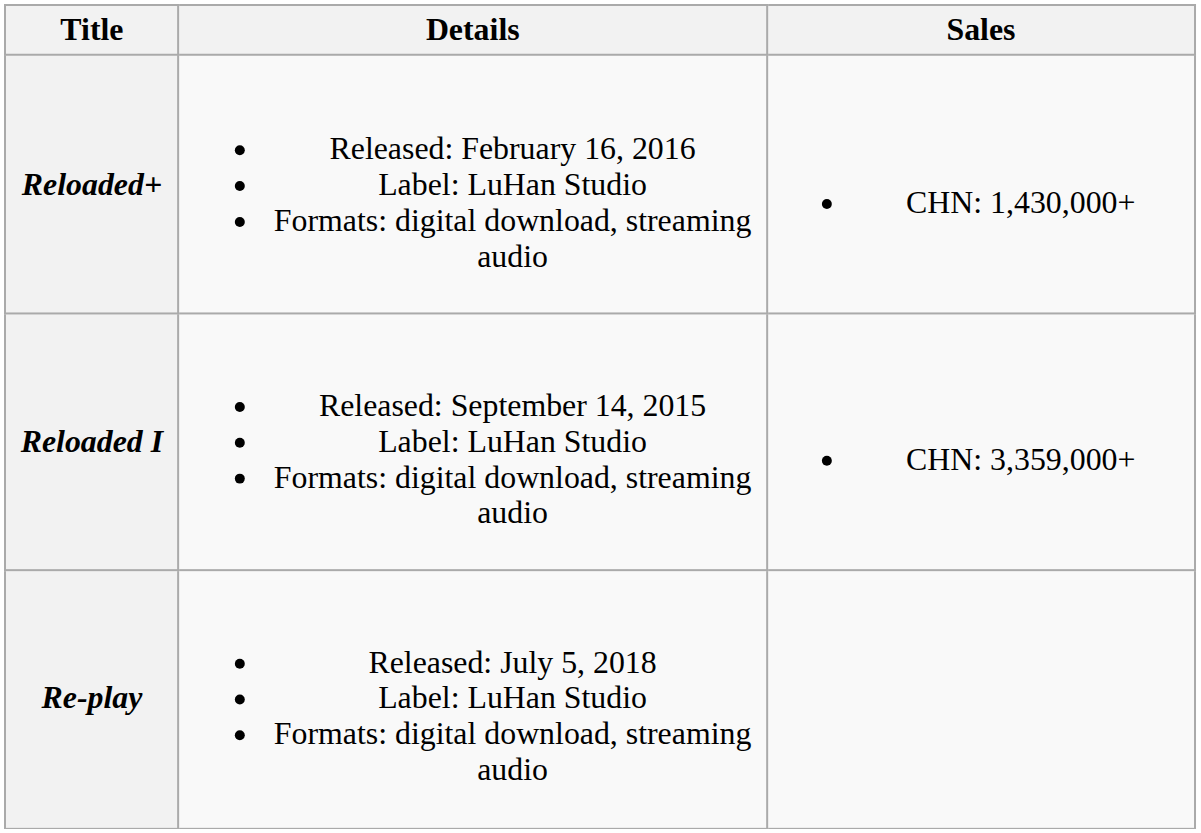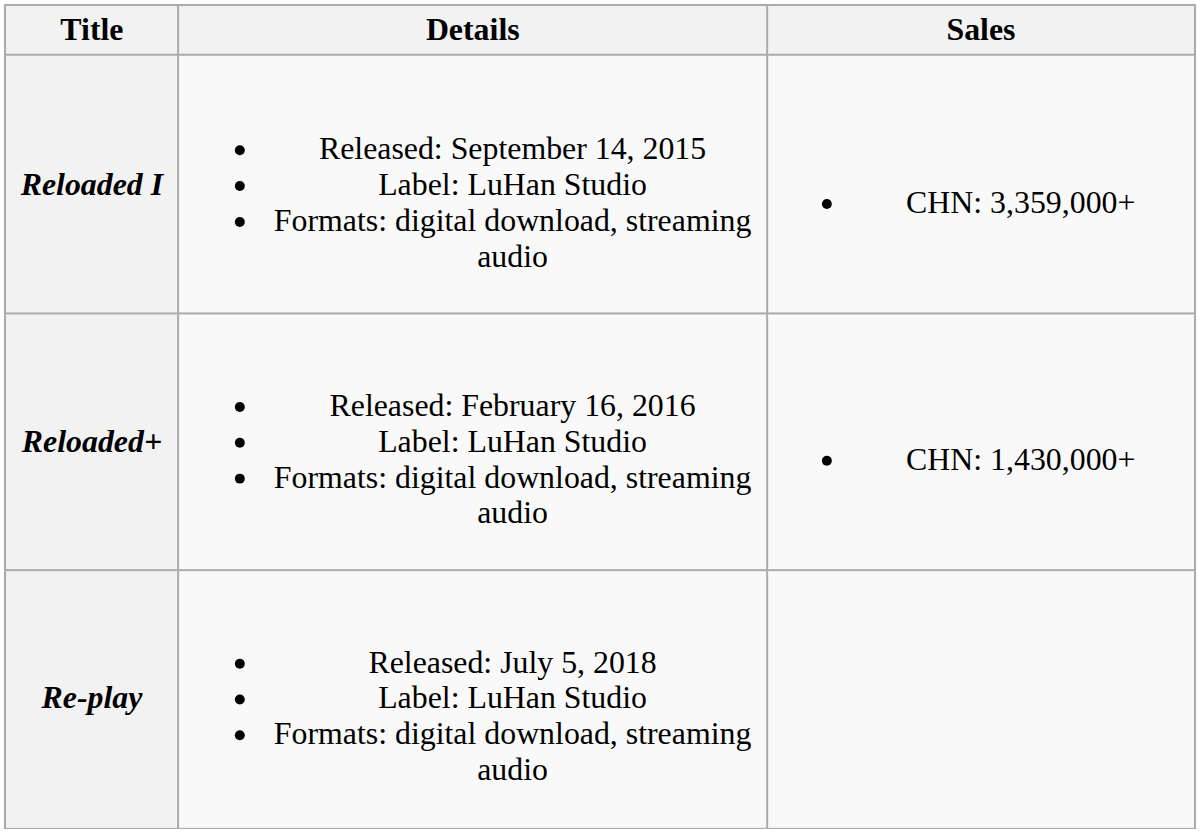rows swapped: (92, 441) <-> (92, 183)
